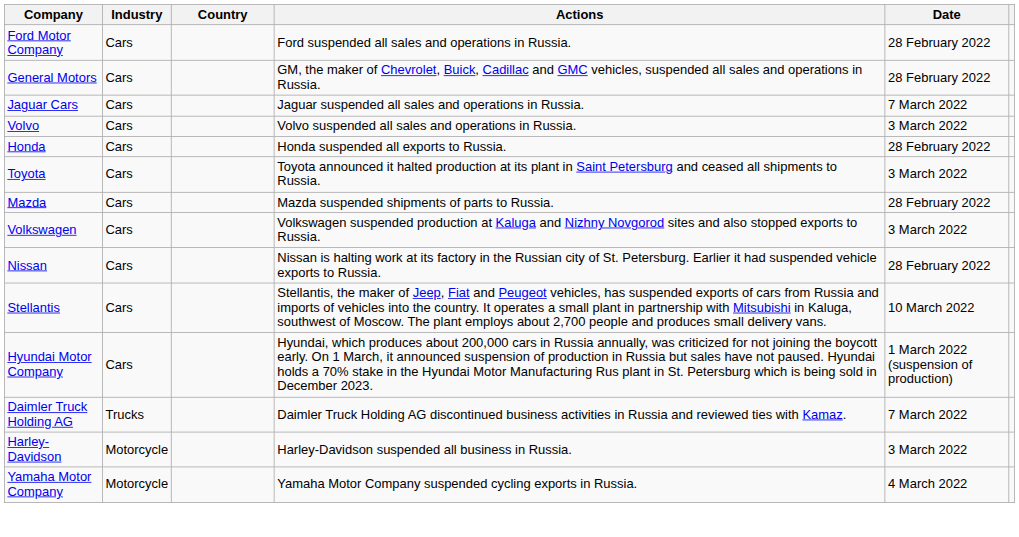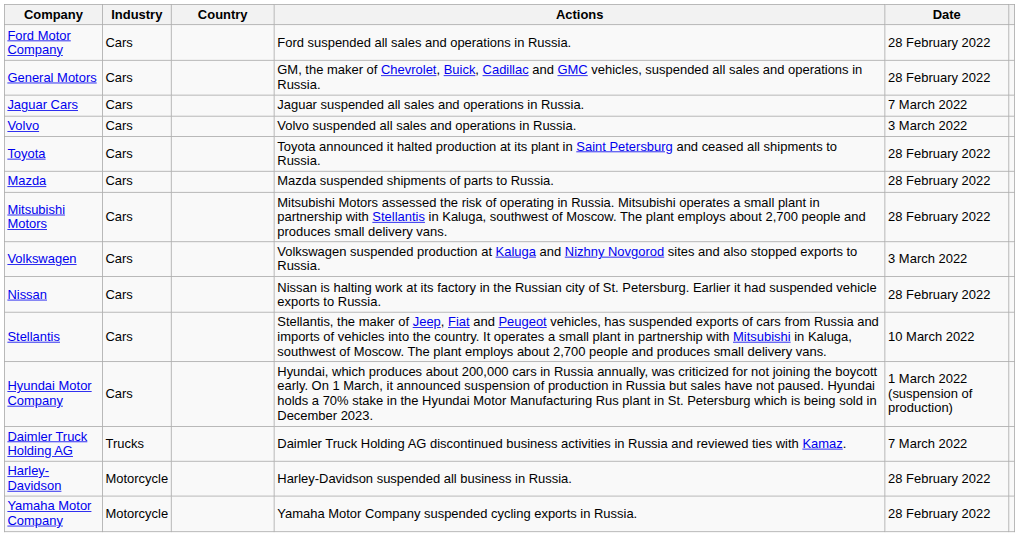- row: (26, 146)
(928, 174) 3 March 2022 -> (939, 153) 28 February 2022
+ row: (36, 216)
(928, 449) 3 March 2022 -> (939, 478) 28 February 2022
(928, 484) 4 March 2022 -> (939, 513) 28 February 2022
